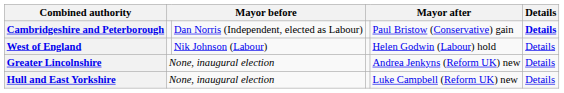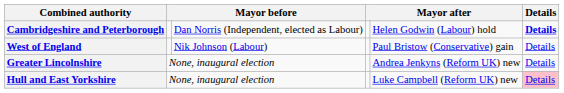(443, 29) Paul Bristow (Conservative) gain -> (434, 29) Helen Godwin (Labour) hold
(434, 46) Helen Godwin (Labour) hold -> (443, 46) Paul Bristow (Conservative) gain
(540, 79) no background -> (540, 79) pink background
